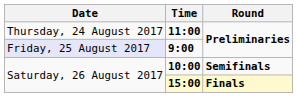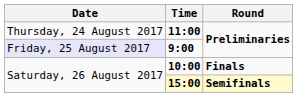(238, 66) Semifinals -> (225, 66) Finals
(225, 84) Finals -> (238, 84) Semifinals
